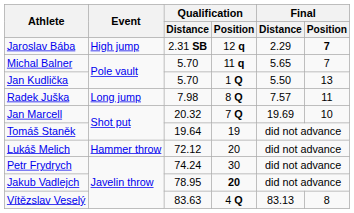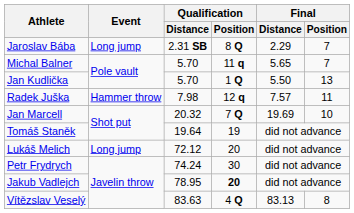(115, 46) High jump -> (116, 46) Long jump
(234, 46) 12 q -> (234, 46) 8 Q
(327, 46) bold -> (327, 46) normal
(116, 98) Long jump -> (126, 98) Hammer throw
(234, 98) 8 Q -> (234, 98) 12 q
(126, 149) Hammer throw -> (116, 149) Long jump
